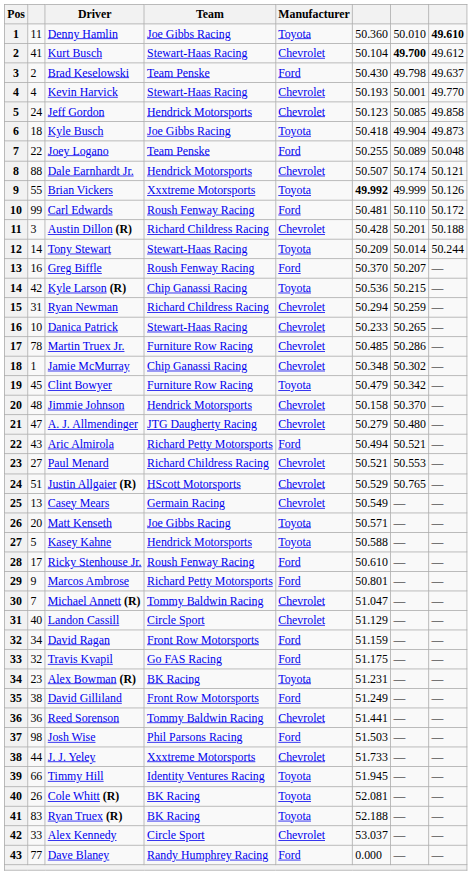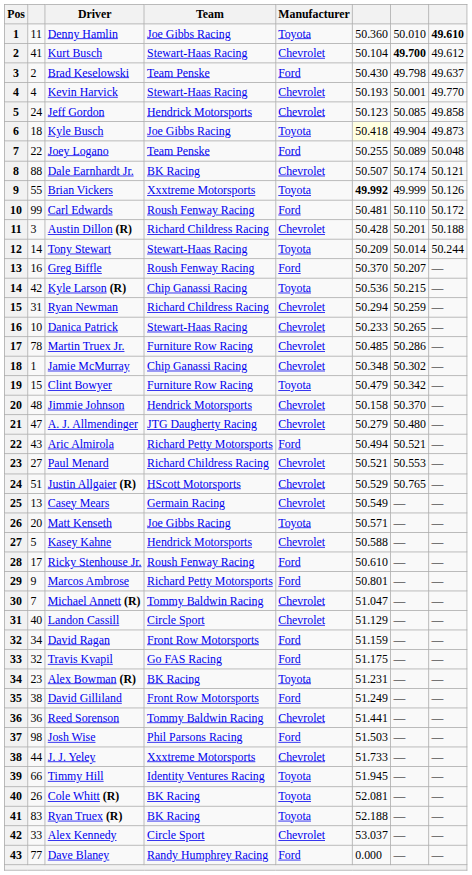(372, 131) no background -> (372, 131) lightyellow background
(200, 170) Hendrick Motorsports -> (174, 170) BK Racing
(36, 385) 45 -> (36, 385) 15
(295, 542) Toyota -> (302, 542) Chevrolet
